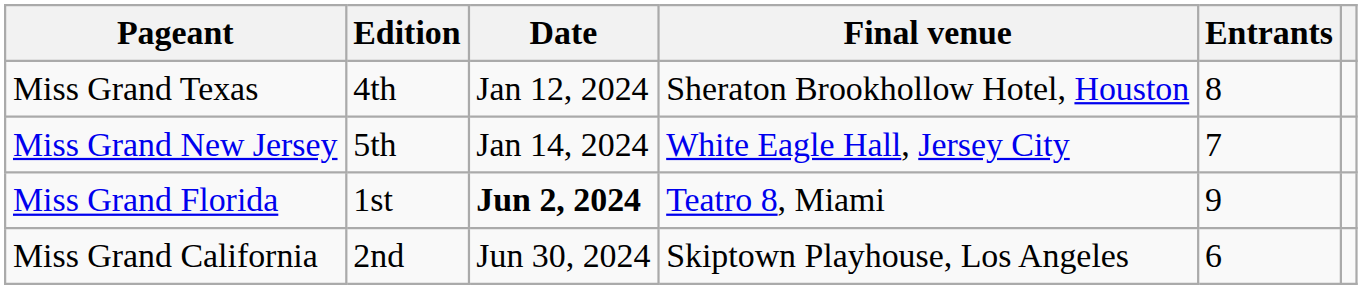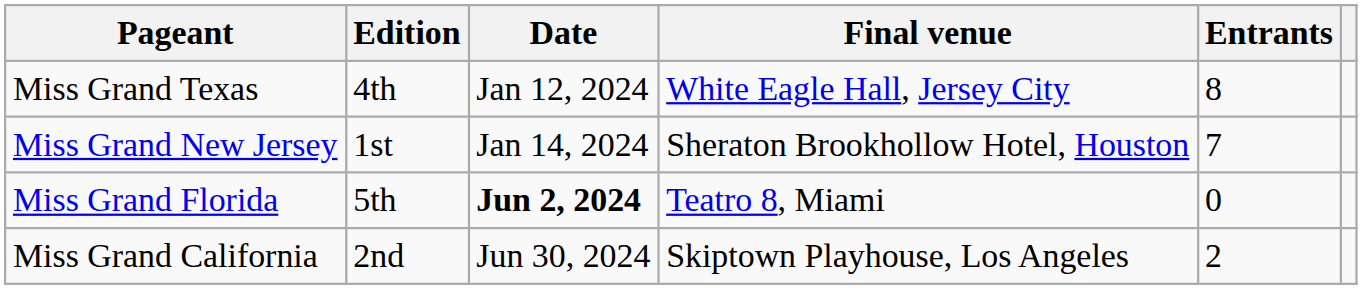(928, 88) Sheraton Brookhollow Hotel, Houston -> (868, 88) White Eagle Hall, Jersey City
(375, 144) 5th -> (373, 144) 1st
(868, 144) White Eagle Hall, Jersey City -> (928, 144) Sheraton Brookhollow Hotel, Houston
(373, 200) 1st -> (375, 200) 5th
(1213, 200) 9 -> (1213, 200) 0
(1213, 256) 6 -> (1213, 256) 2
